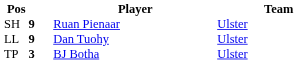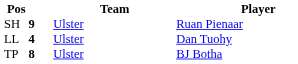columns swapped: (135, 9) <-> (279, 9)
(32, 38) 9 -> (32, 38) 4
(32, 53) 3 -> (32, 53) 8
